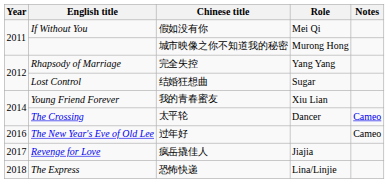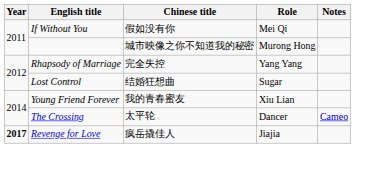- row: (93, 134)
(17, 152) normal -> (17, 134) bold
- row: (55, 169)
